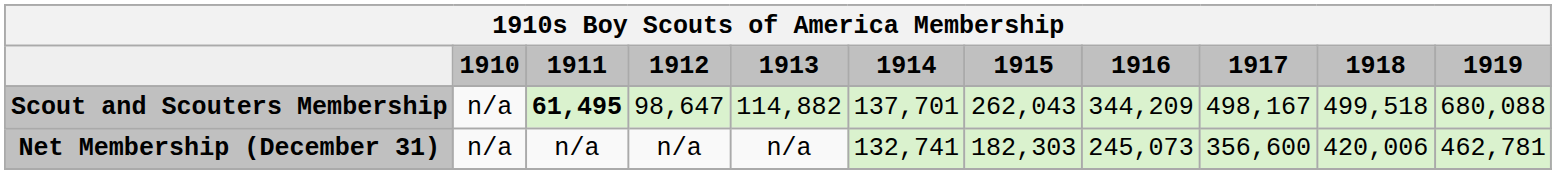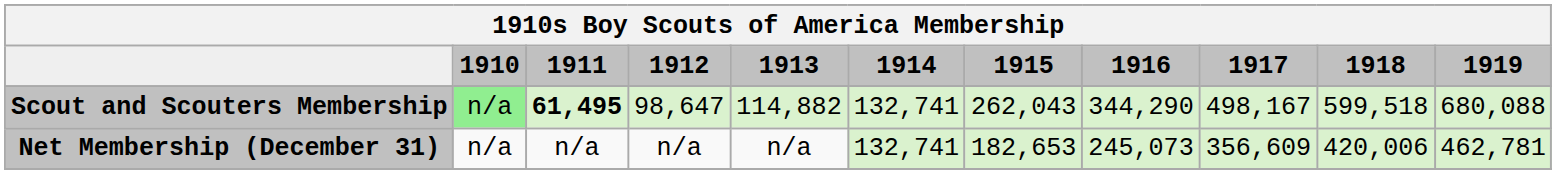(490, 107) no background -> (490, 107) lightgreen background
(906, 107) 137,701 -> (906, 107) 132,741
(1141, 107) 344,209 -> (1141, 107) 344,290
(1376, 107) 499,518 -> (1376, 107) 599,518
(1024, 148) 182,303 -> (1024, 148) 182,653
(1258, 148) 356,600 -> (1258, 148) 356,609
